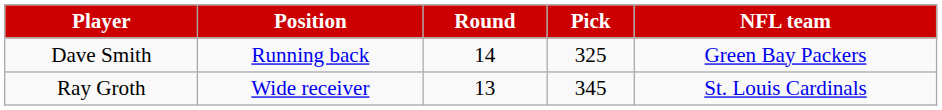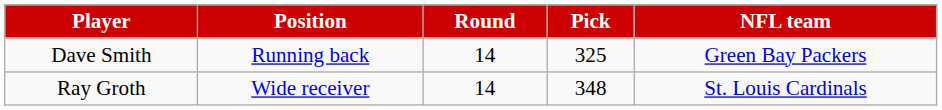(485, 88) 13 -> (485, 88) 14
(591, 88) 345 -> (591, 88) 348
